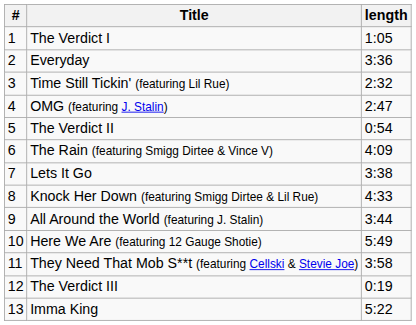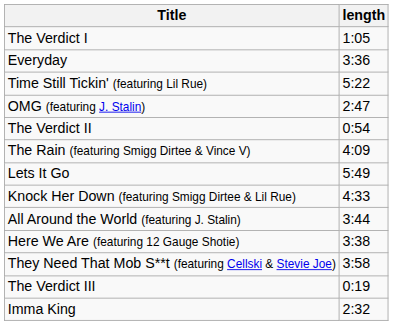- column: (16, 15)
(379, 83) 2:32 -> (356, 83) 5:22
(379, 173) 3:38 -> (356, 173) 5:49
(379, 241) 5:49 -> (356, 241) 3:38
(379, 309) 5:22 -> (356, 309) 2:32
